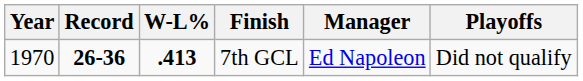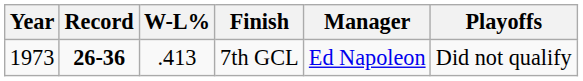(32, 57) 1970 -> (32, 57) 1973
(177, 57) bold -> (177, 57) normal
